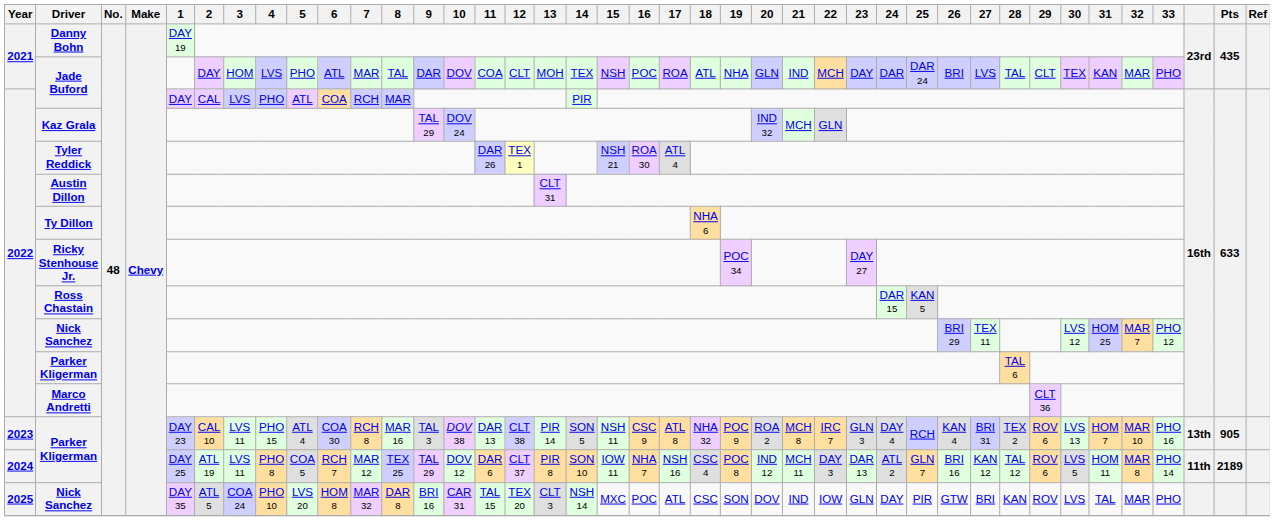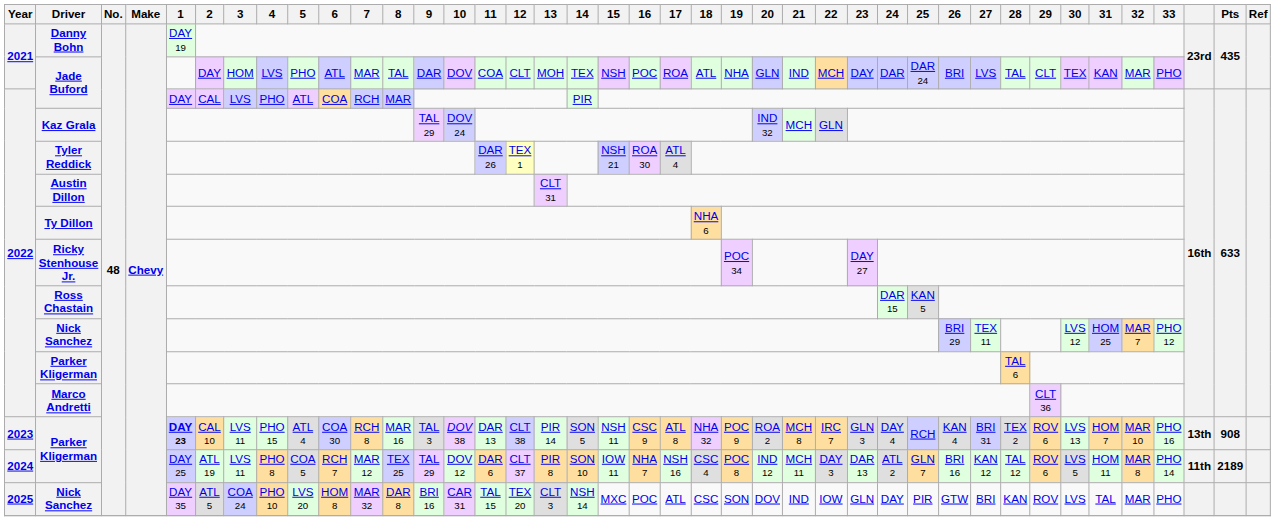(180, 433) normal -> (181, 433) bold
(1230, 433) 905 -> (1230, 433) 908
